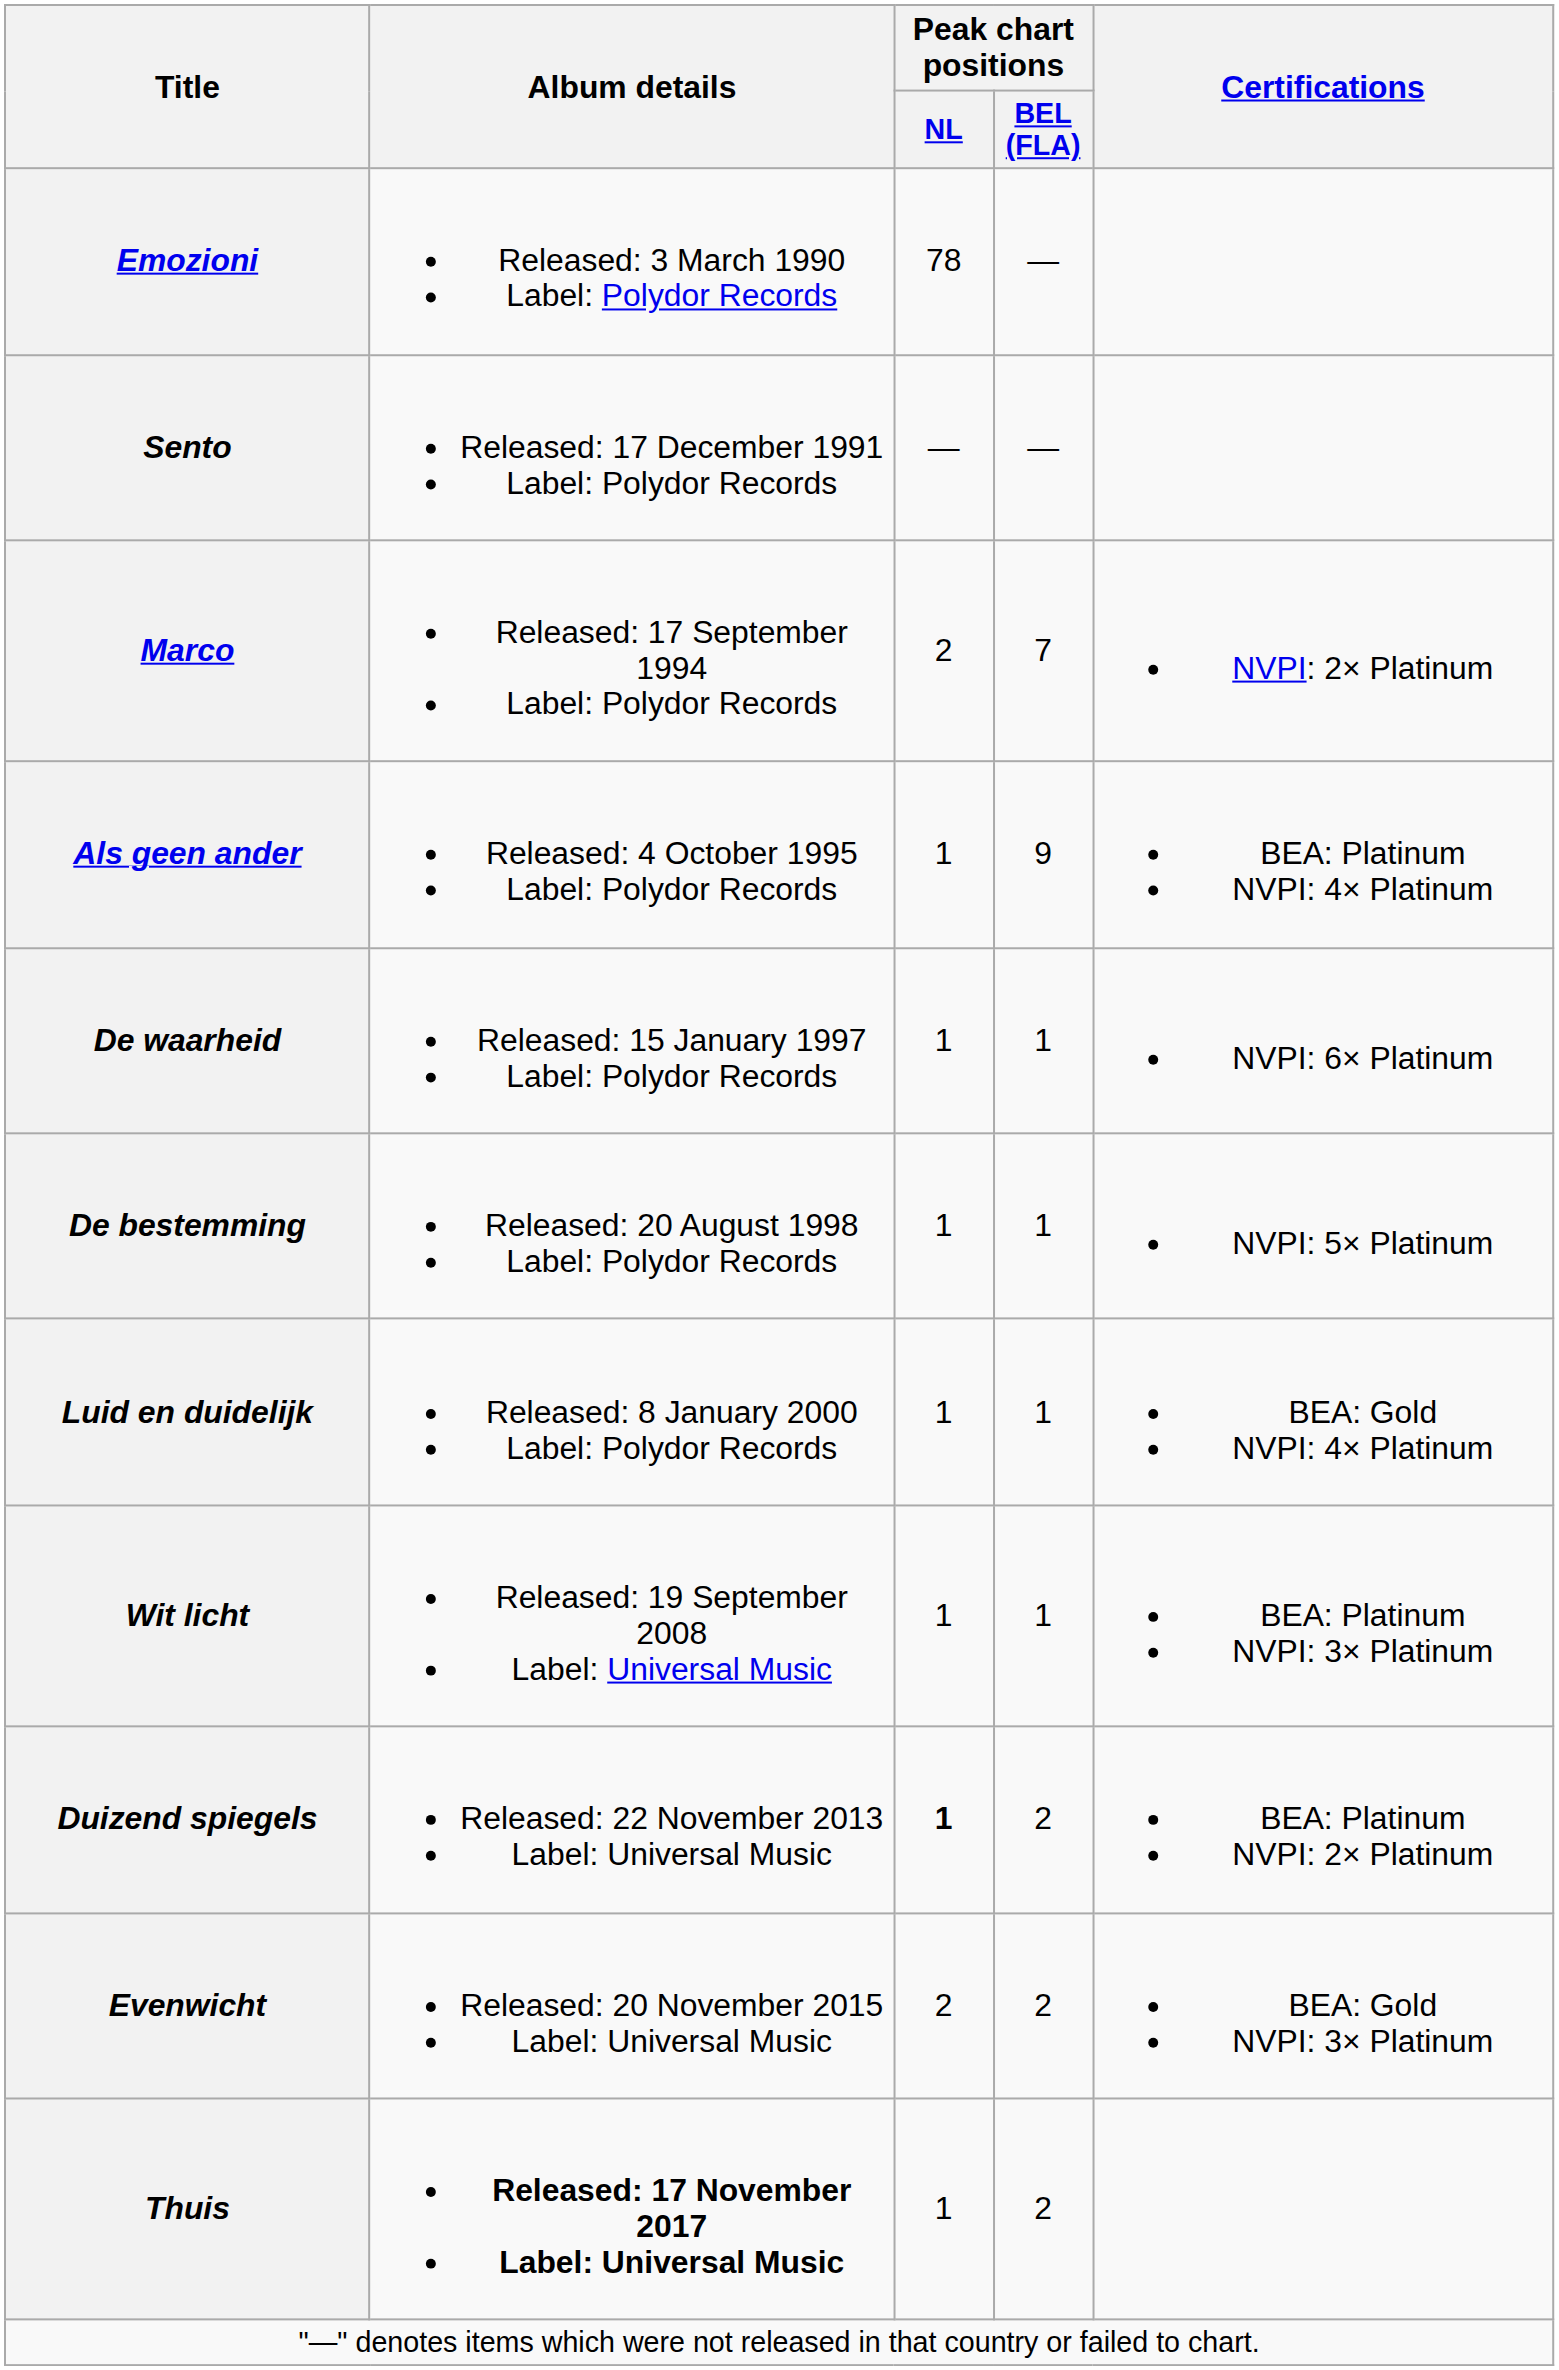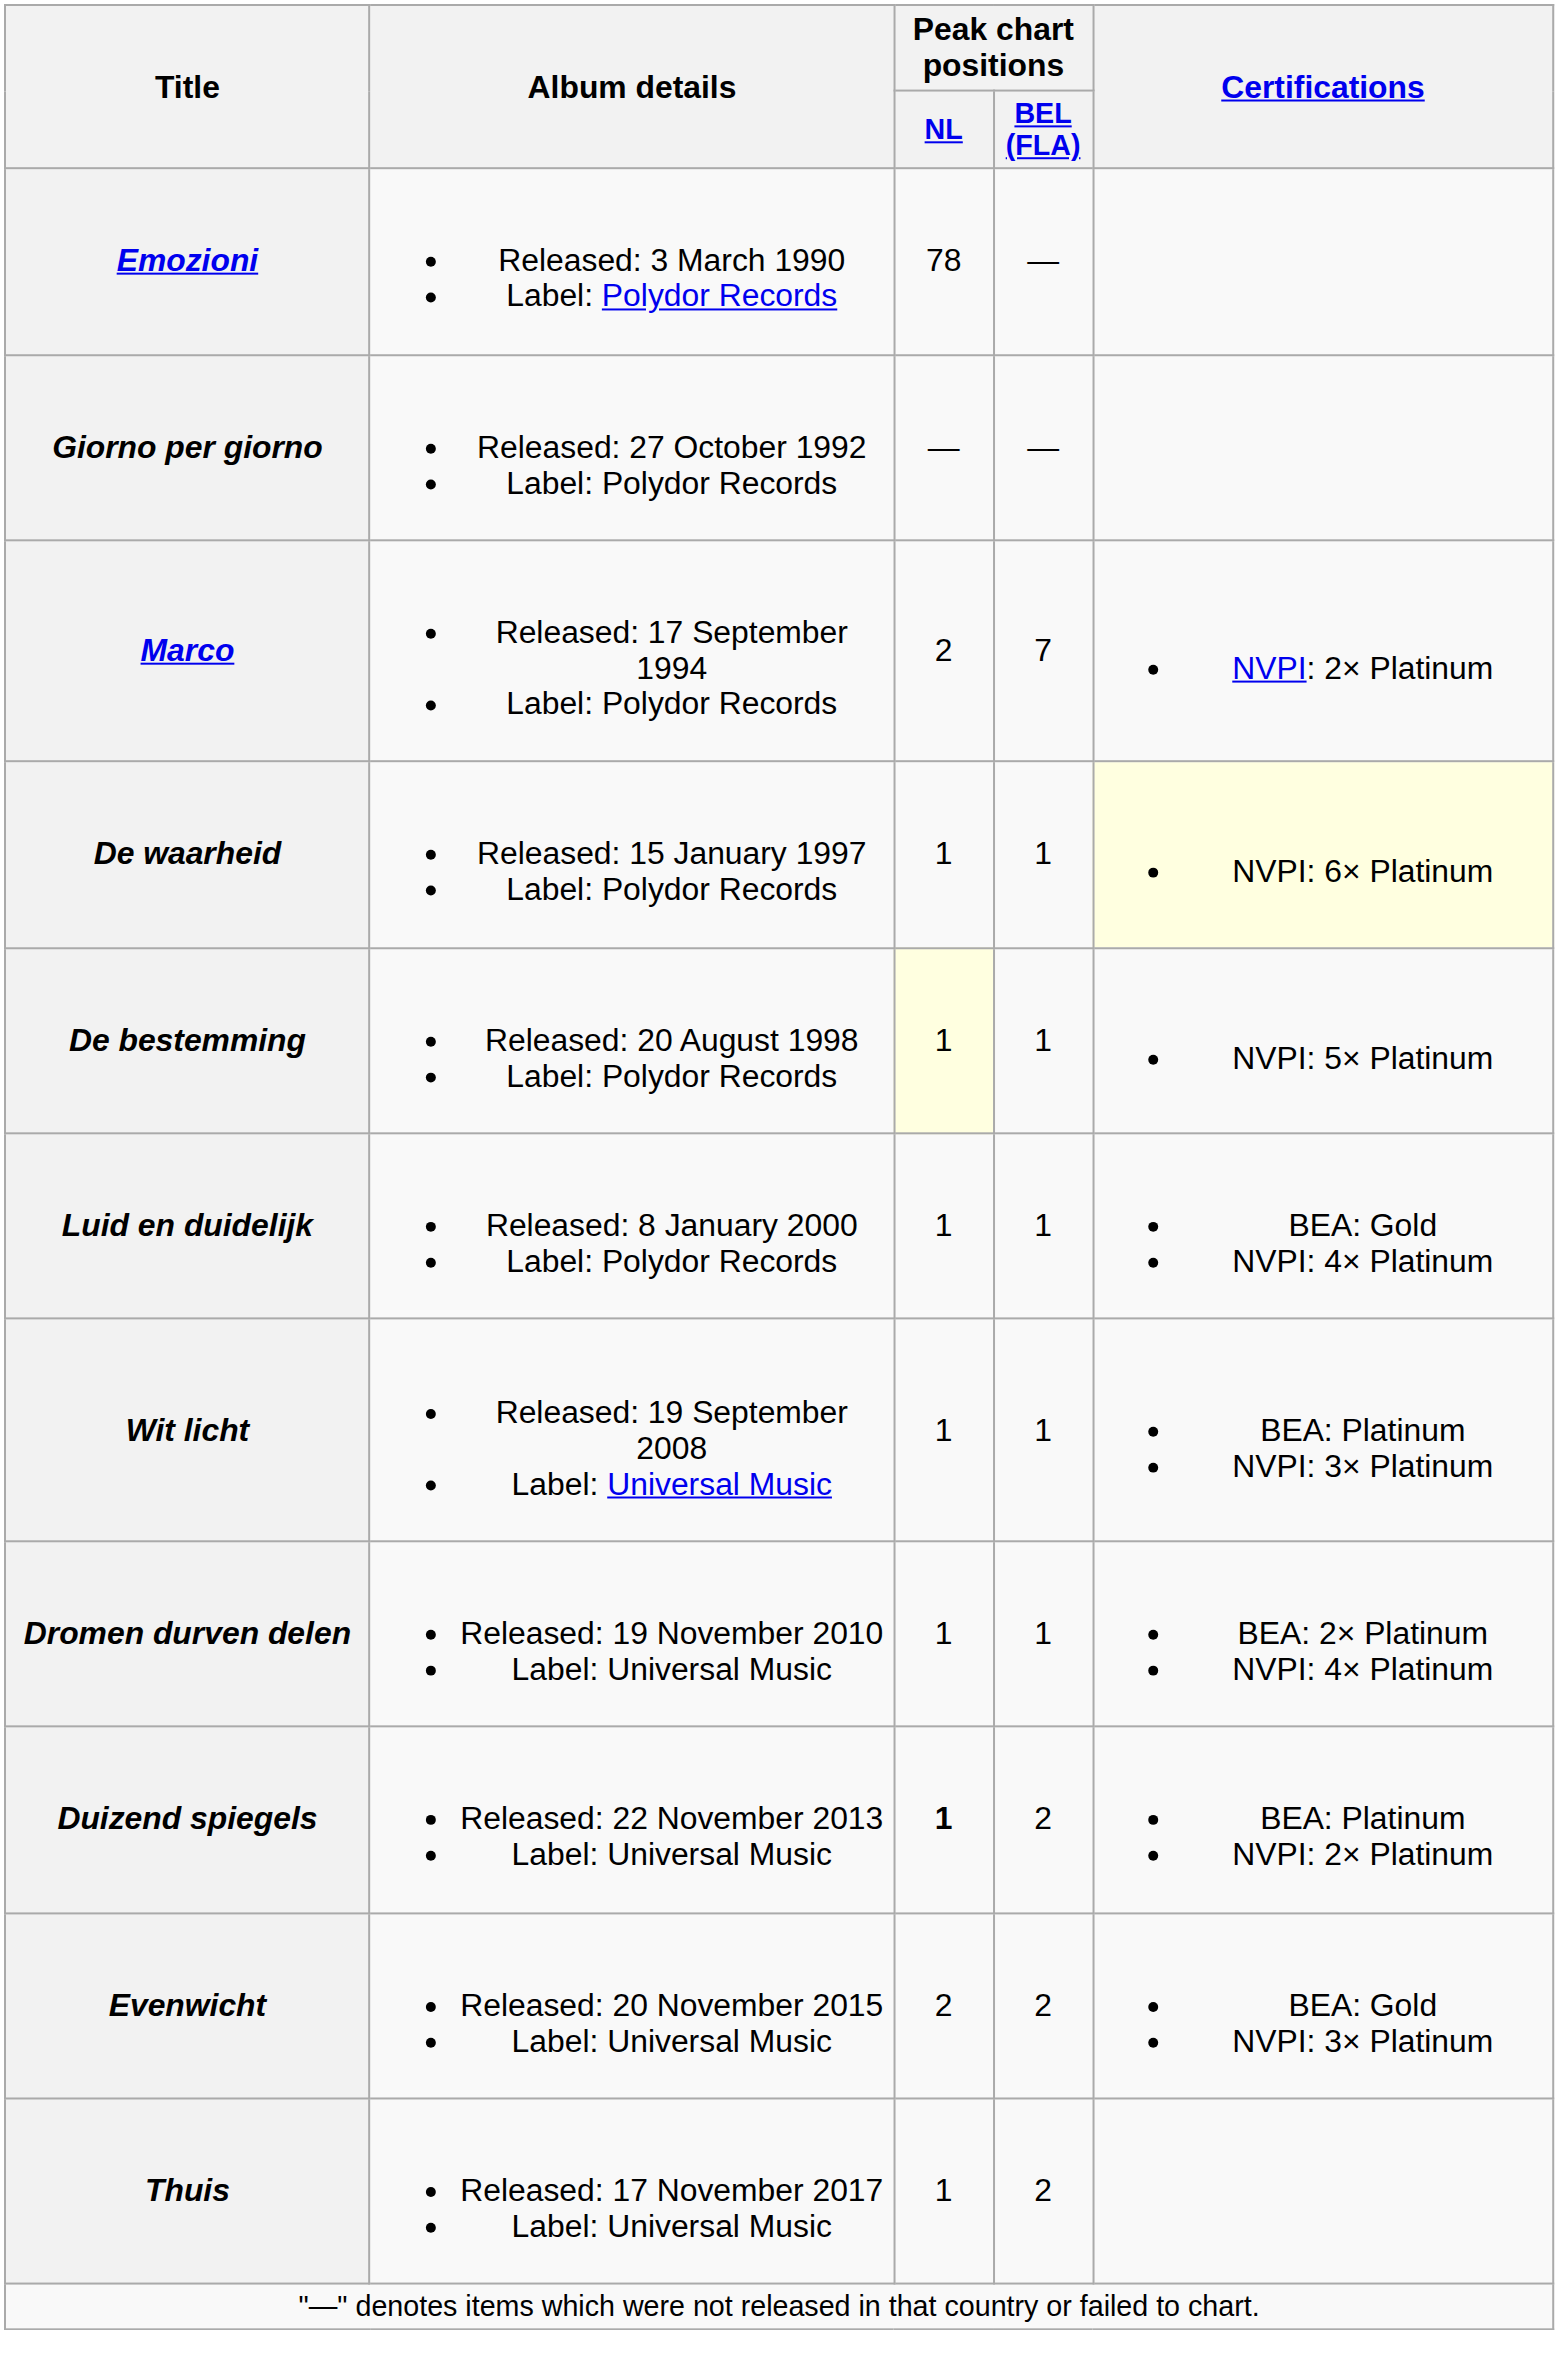- row: (187, 446)
+ row: (187, 446)
- row: (187, 854)
(1323, 1058) no background -> (1323, 873) lightyellow background
(944, 1225) no background -> (944, 1039) lightyellow background
+ row: (187, 1633)
(632, 2227) bold -> (632, 2209) normal
